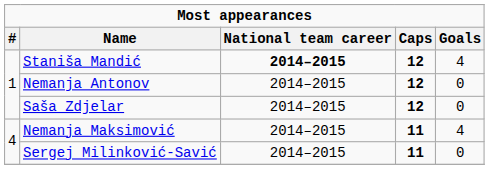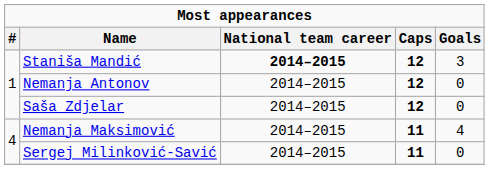(460, 62) 4 -> (460, 62) 3
